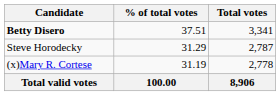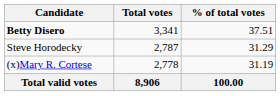columns swapped: (242, 13) <-> (161, 13)
